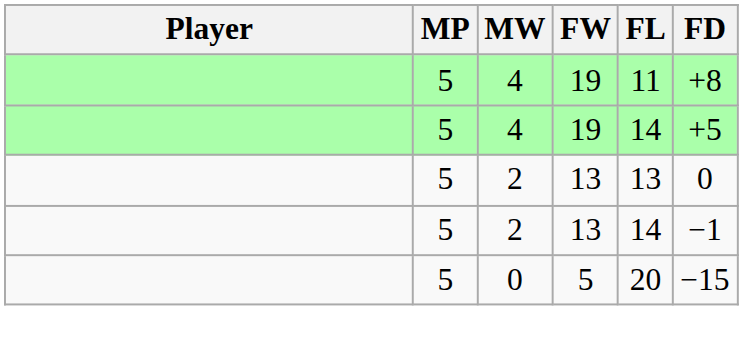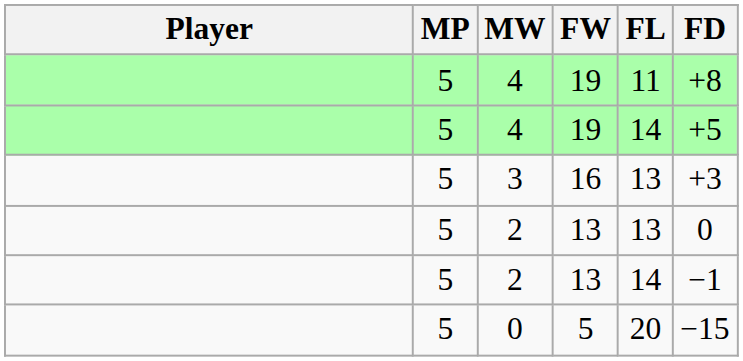+ row: (515, 179)
